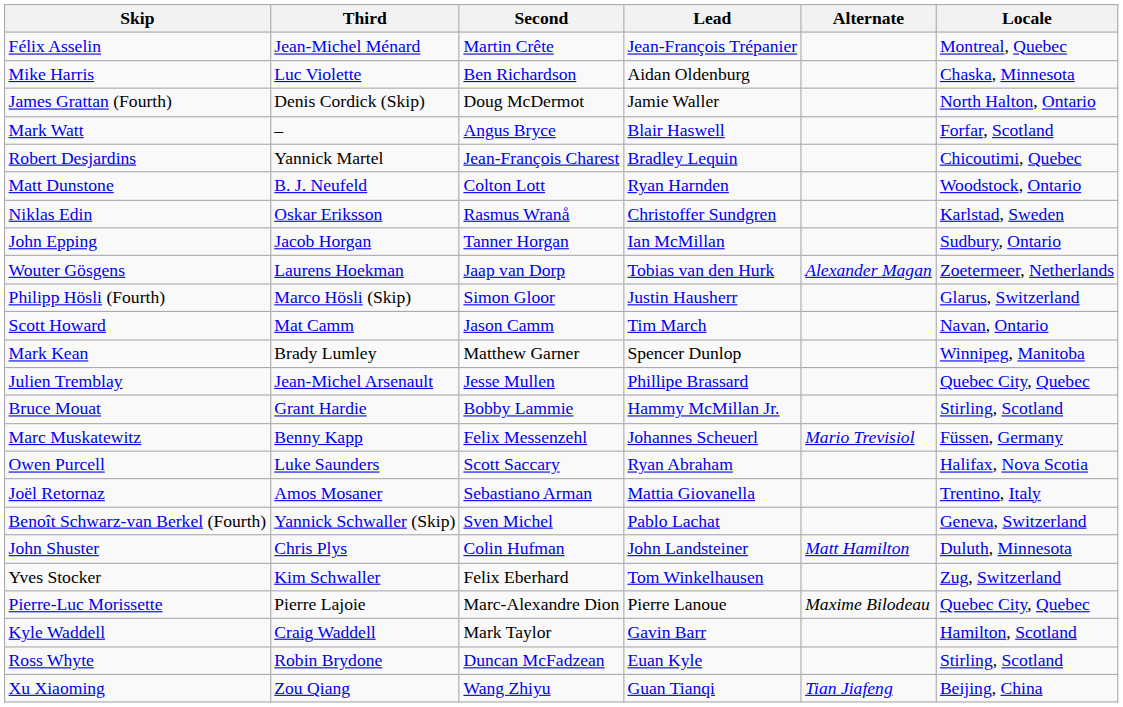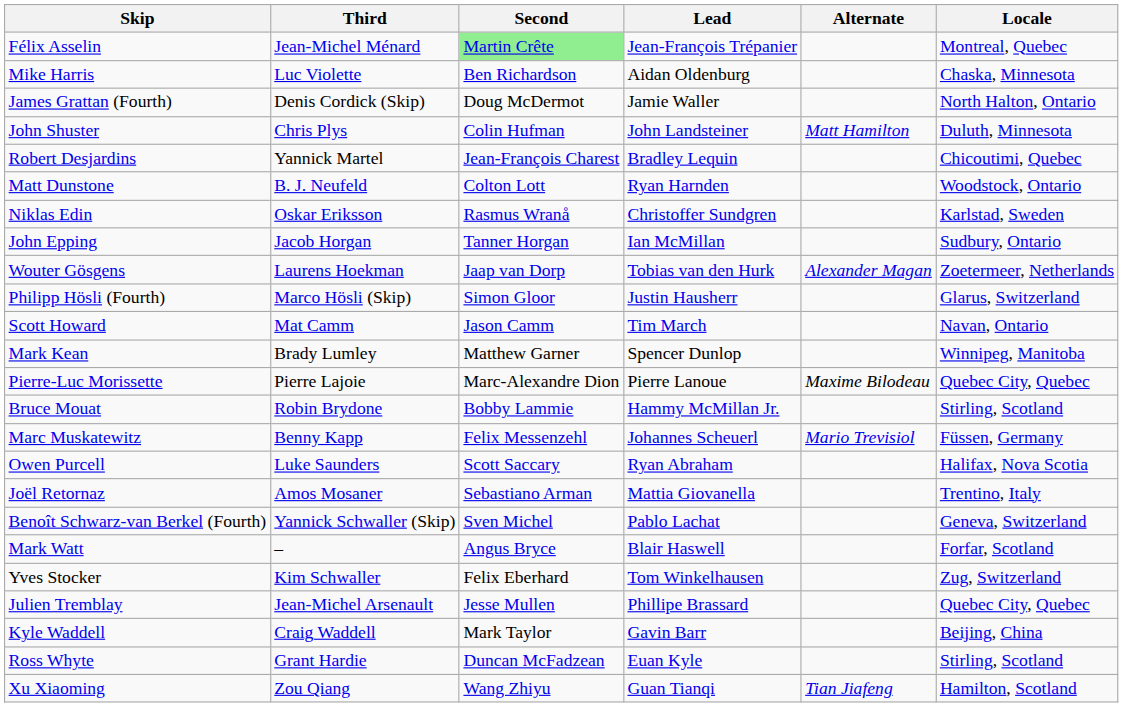(509, 46) no background -> (509, 46) lightgreen background
rows swapped: (46, 130) <-> (54, 548)
rows swapped: (86, 604) <-> (66, 381)
(320, 409) Grant Hardie -> (328, 409) Robin Brydone
(1008, 632) Hamilton, Scotland -> (991, 632) Beijing, China
(328, 660) Robin Brydone -> (320, 660) Grant Hardie
(991, 688) Beijing, China -> (1008, 688) Hamilton, Scotland
